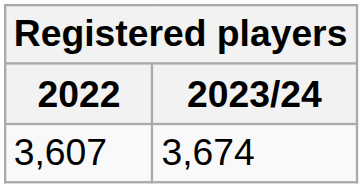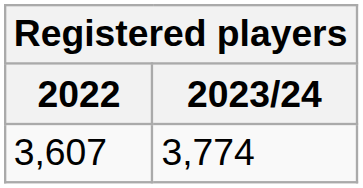(208, 152) 3,674 -> (208, 152) 3,774
